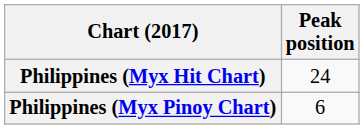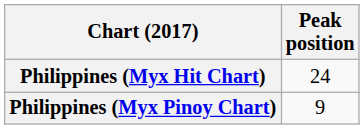(320, 107) 6 -> (320, 107) 9
